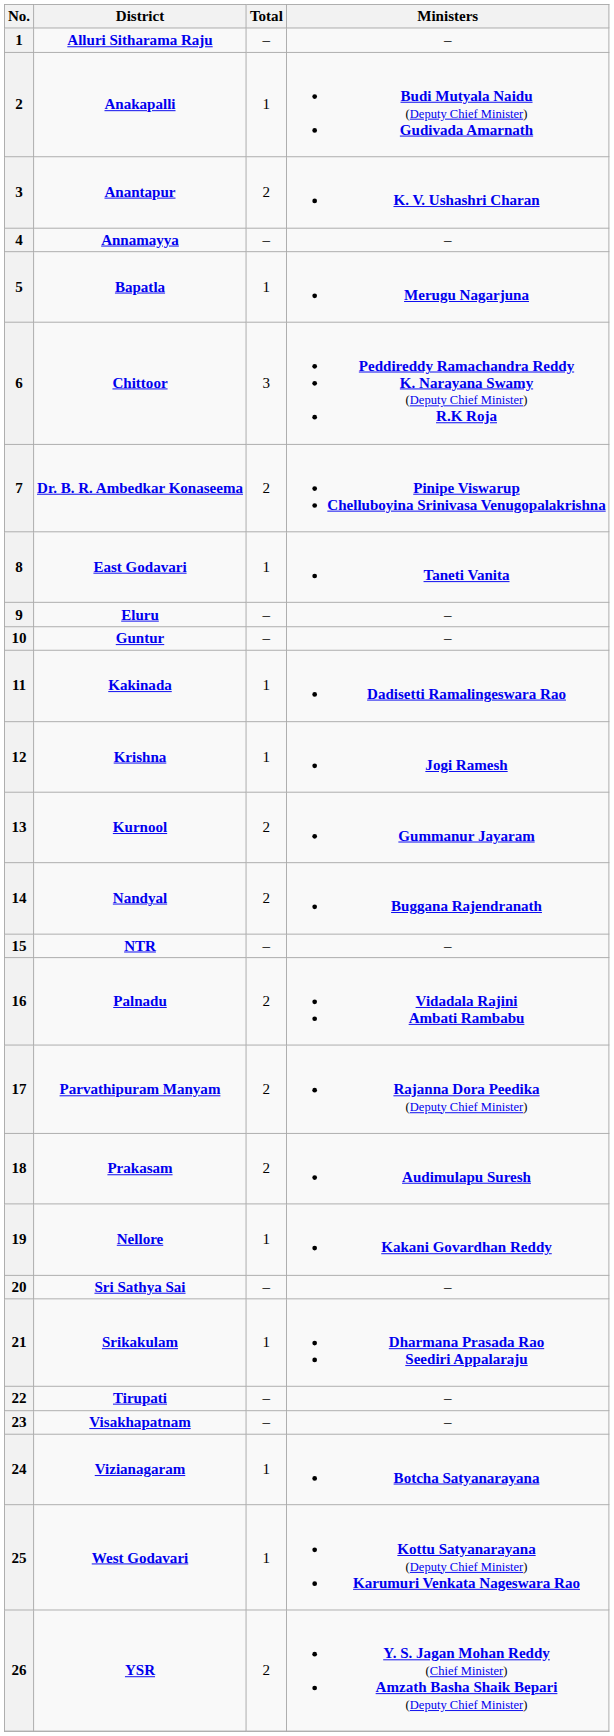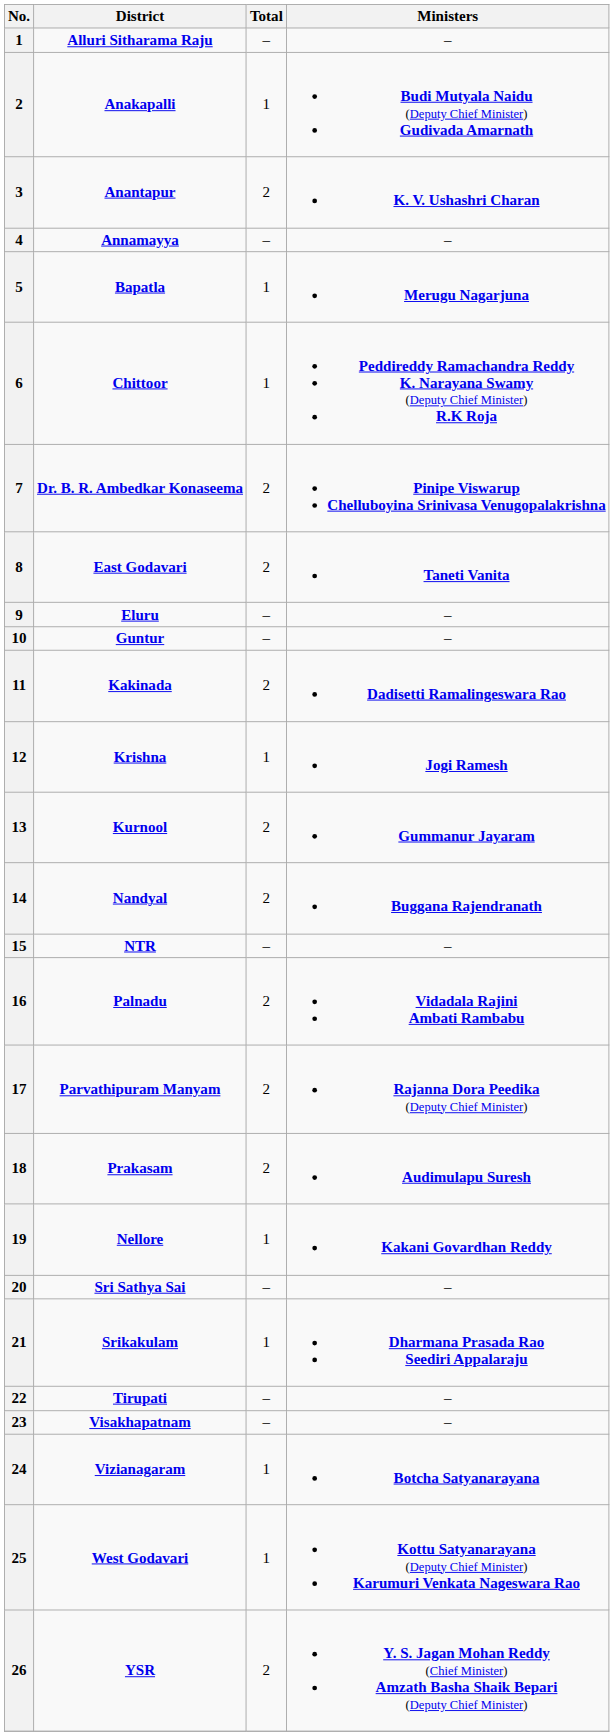(266, 383) 3 -> (266, 383) 1
(266, 567) 1 -> (266, 567) 2
(266, 685) 1 -> (266, 685) 2
